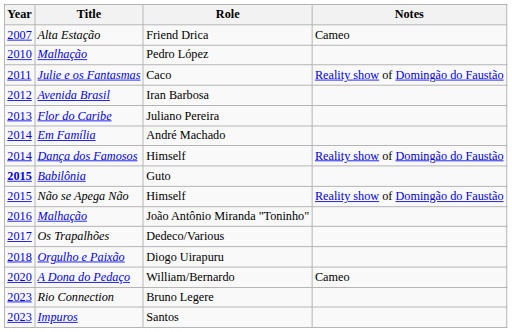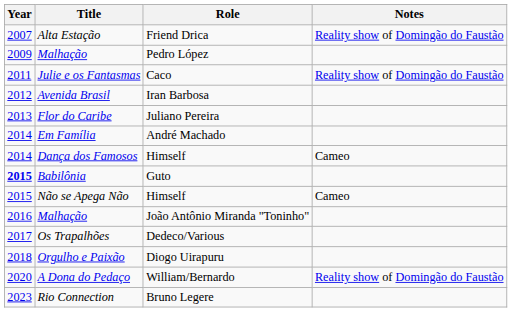(332, 35) Cameo -> (409, 35) Reality show of Domingão do Faustão
(20, 55) 2010 -> (20, 55) 2009
(409, 156) Reality show of Domingão do Faustão -> (332, 156) Cameo
(409, 196) Reality show of Domingão do Faustão -> (332, 196) Cameo
(332, 277) Cameo -> (409, 277) Reality show of Domingão do Faustão
- row: (58, 317)
